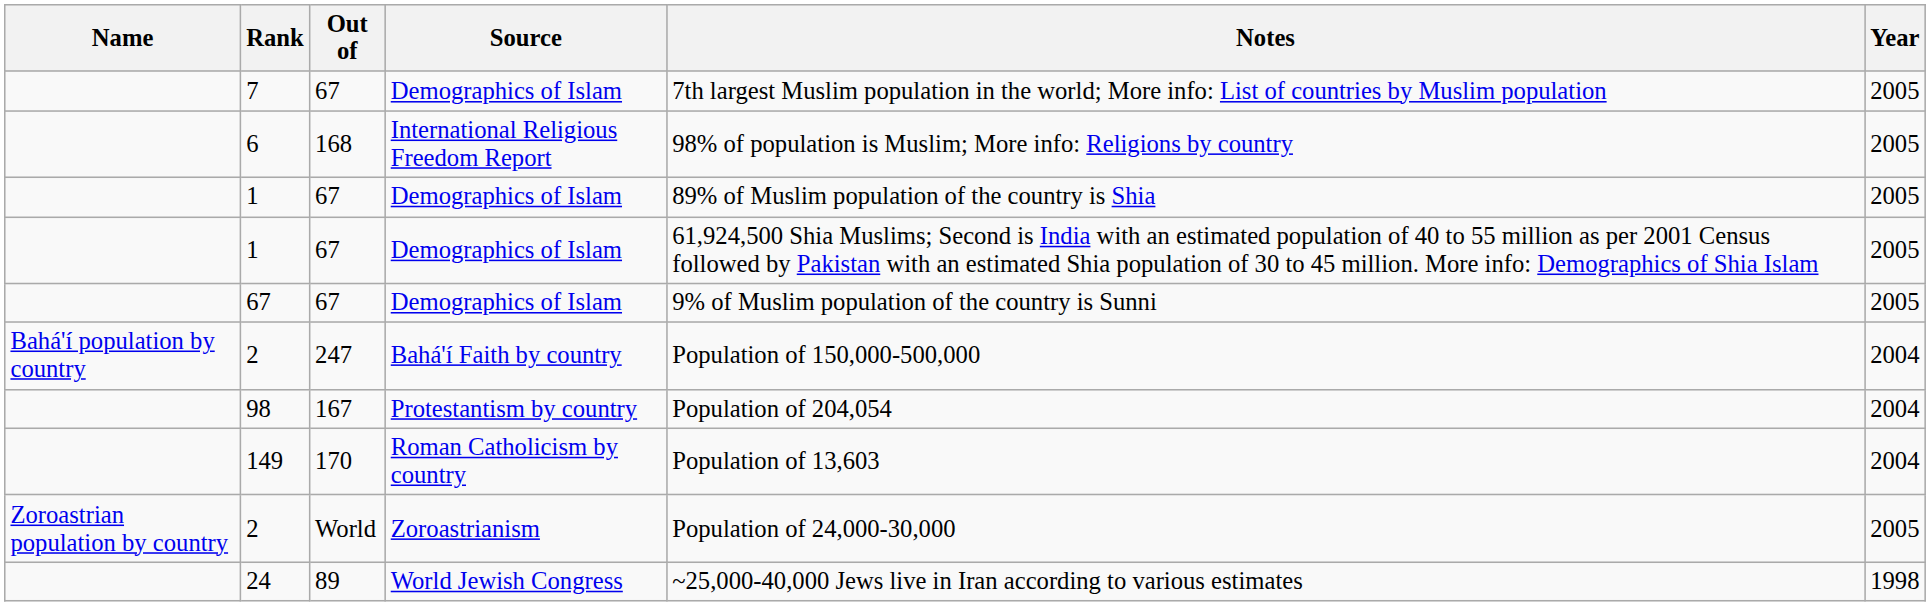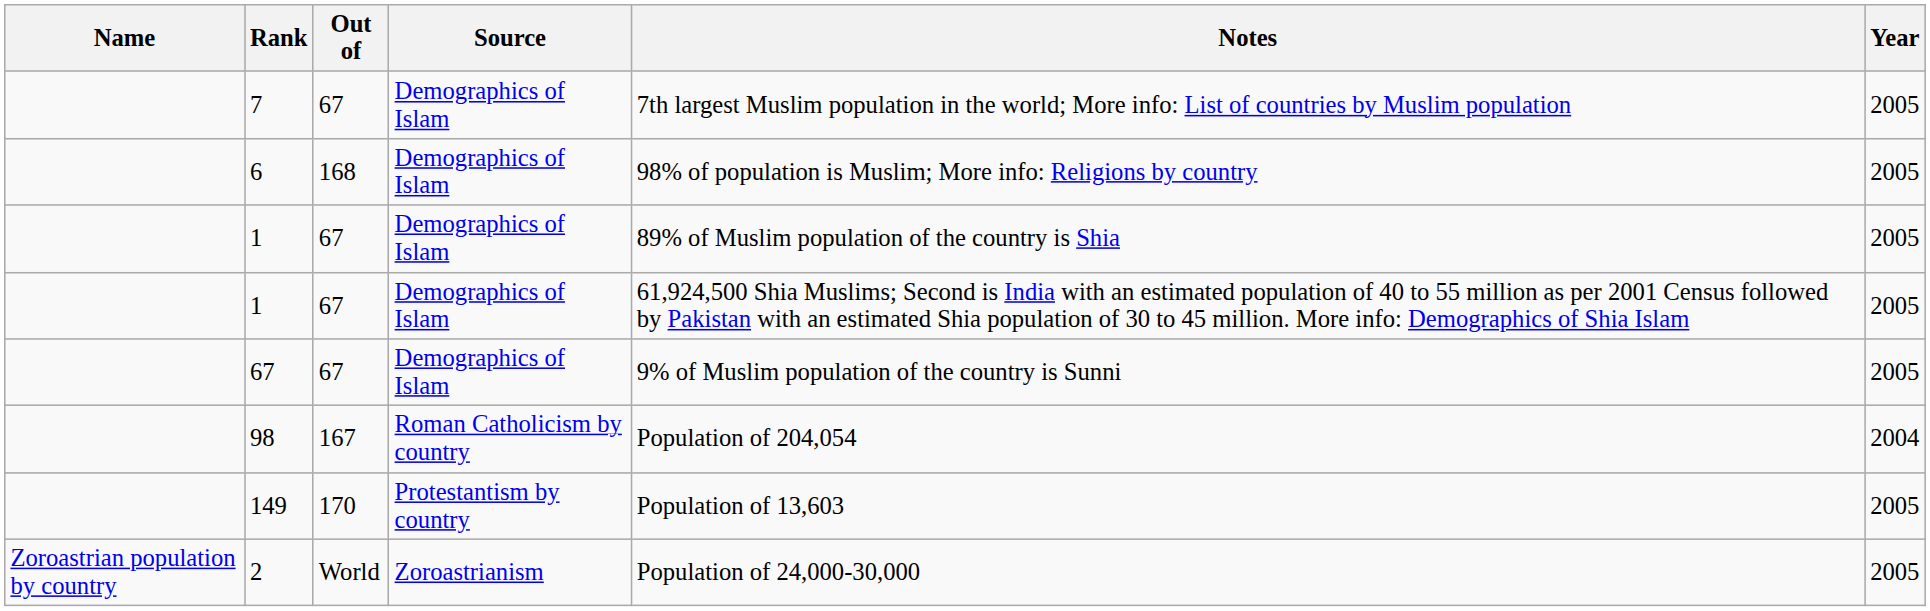(504, 143) International Religious Freedom Report -> (480, 171) Demographics of Islam
- row: (252, 355)
(514, 408) Protestantism by country -> (508, 438) Roman Catholicism by country
(504, 461) Roman Catholicism by country -> (477, 505) Protestantism by country
(1895, 461) 2004 -> (1895, 505) 2005
- row: (258, 581)
